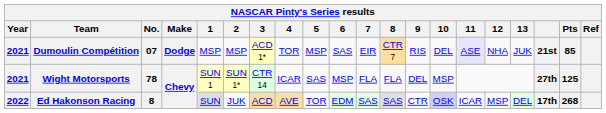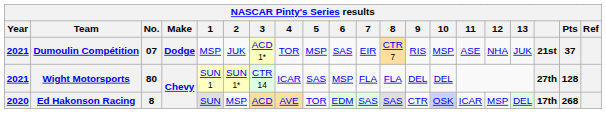(236, 51) MSP -> (236, 51) JUK
(443, 51) DEL -> (443, 51) MSP
(470, 51) lavender background -> (470, 51) no background
(570, 51) 85 -> (570, 51) 37
(152, 78) 78 -> (152, 78) 80
(443, 78) MSP -> (443, 78) DEL
(570, 78) 125 -> (570, 78) 128
(18, 100) 2022 -> (18, 100) 2020
(236, 100) JUK -> (236, 100) MSP
